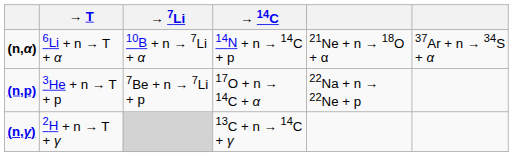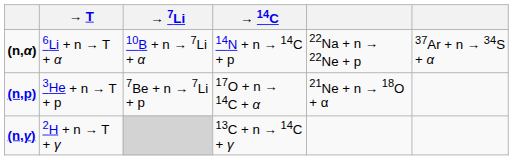(357, 49) 21Ne + n → 18O + α -> (344, 51) 22Na + n → 22Ne + p
(344, 90) 22Na + n → 22Ne + p -> (357, 94) 21Ne + n → 18O + α
